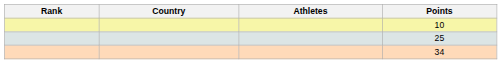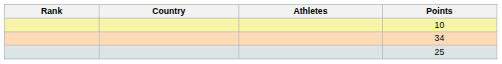rows swapped: (439, 39) <-> (439, 52)
